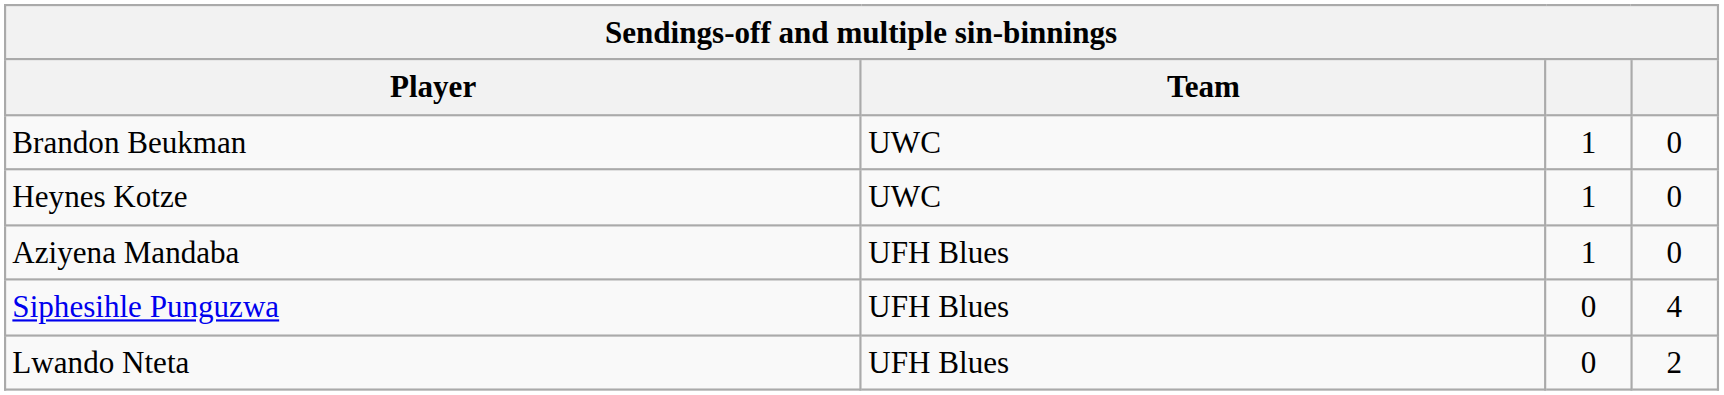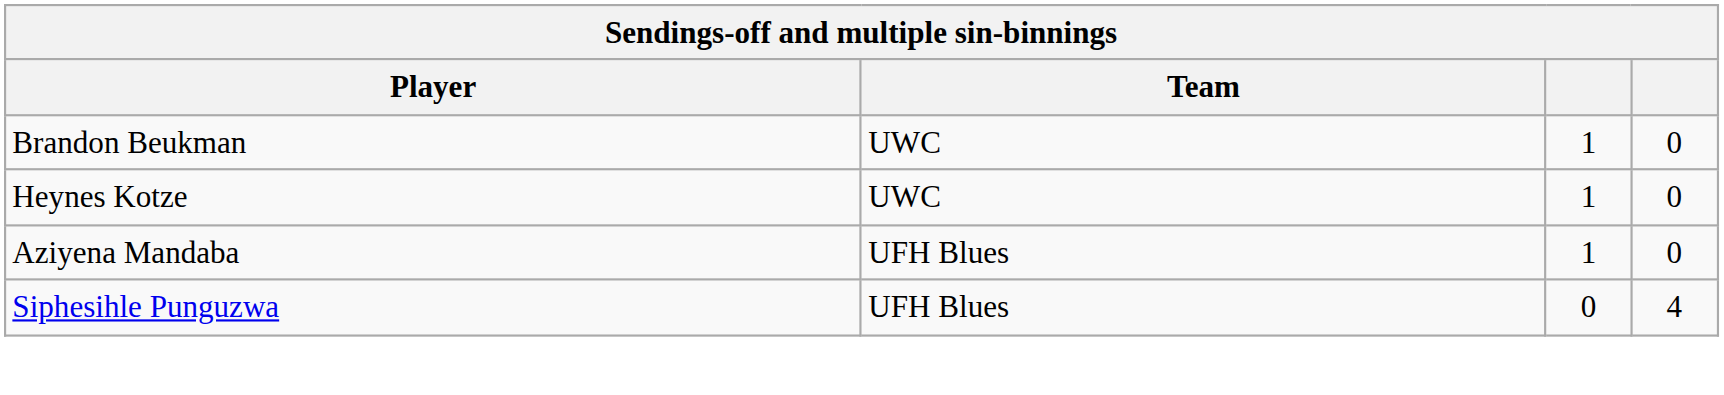- row: (101, 362)
